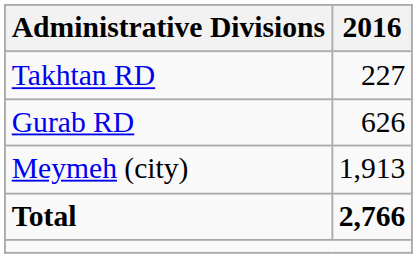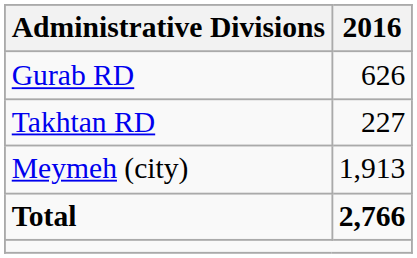rows swapped: (73, 121) <-> (83, 74)
